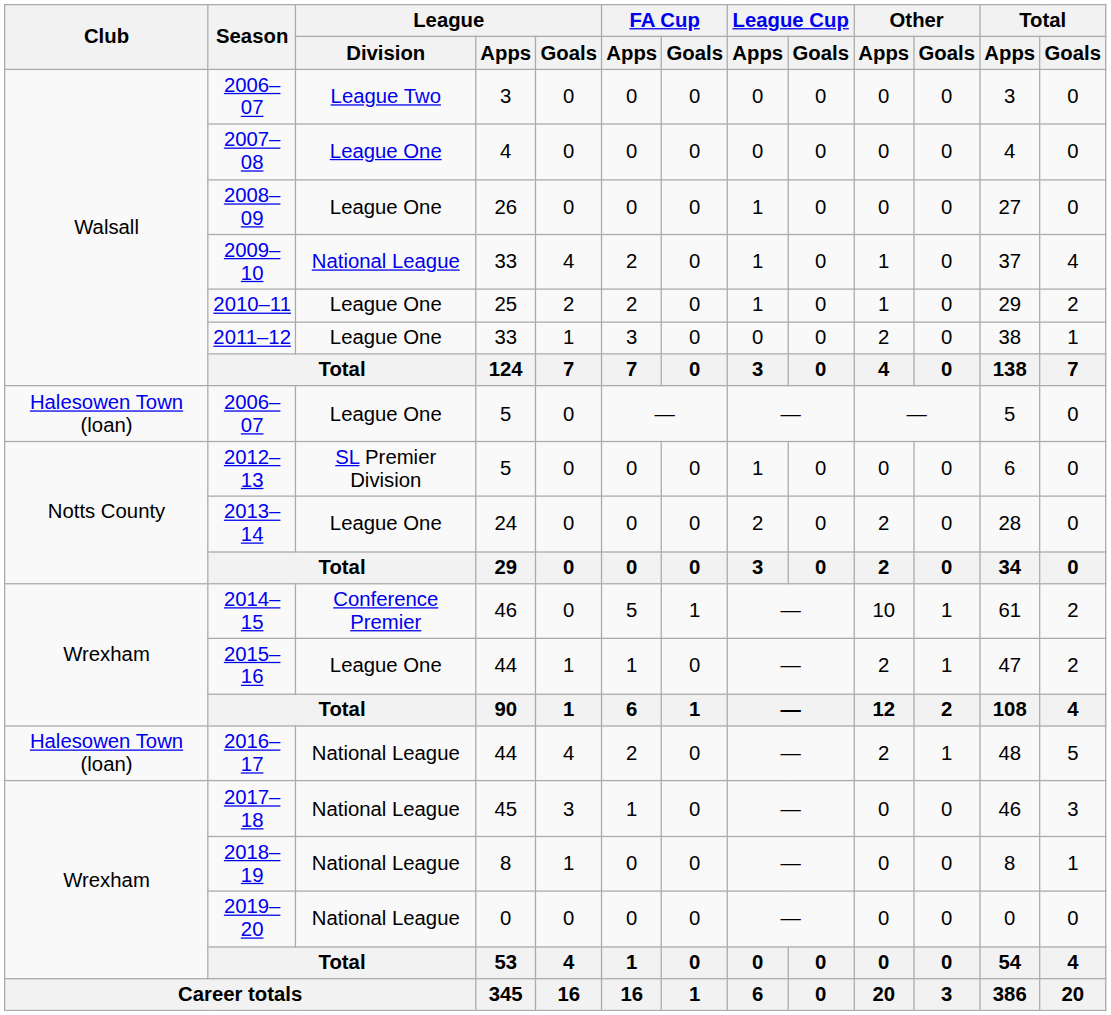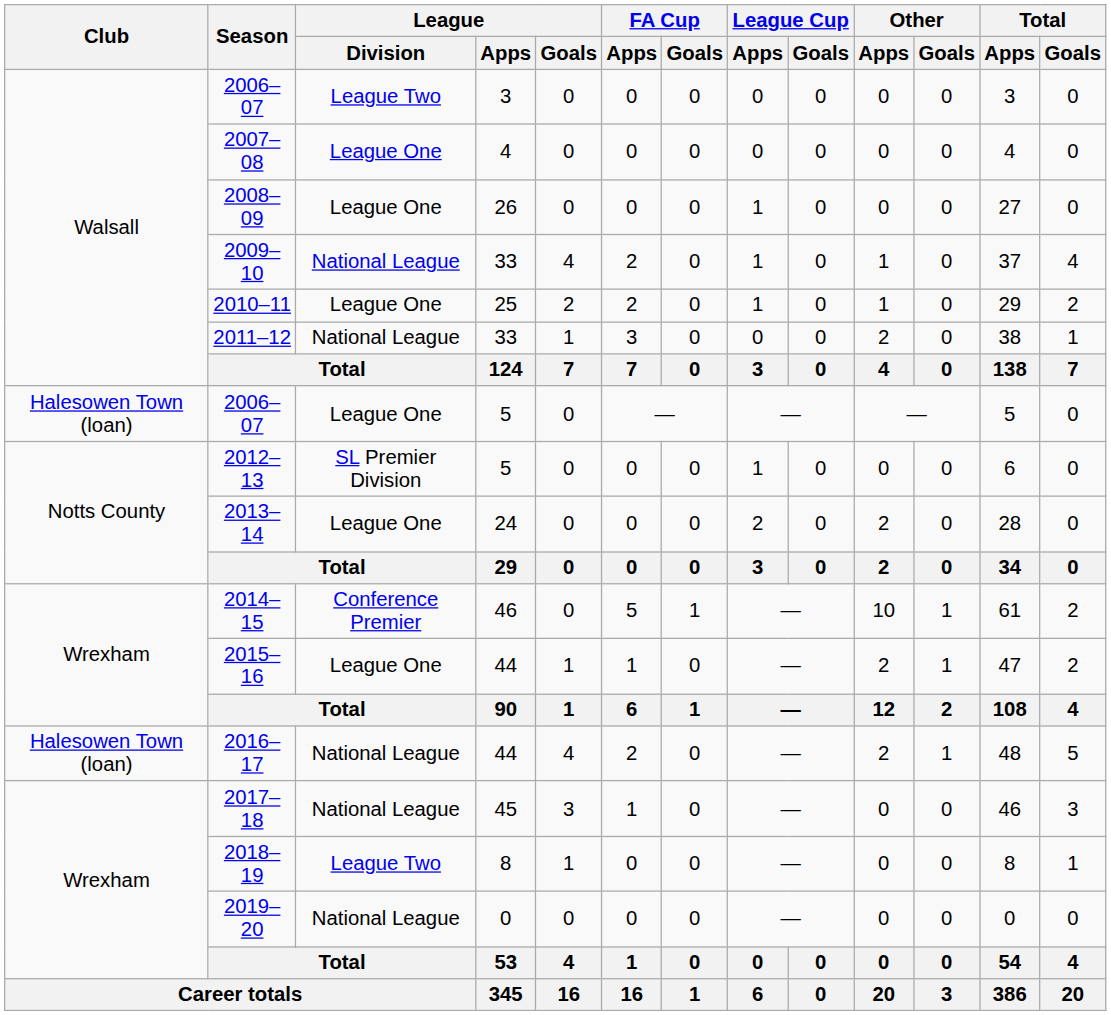(386, 337) League One -> (386, 337) National League
(386, 863) National League -> (386, 863) League Two
